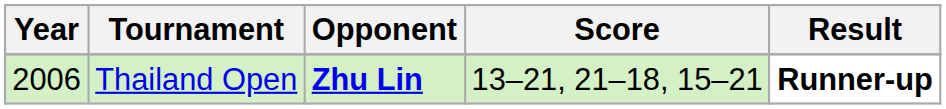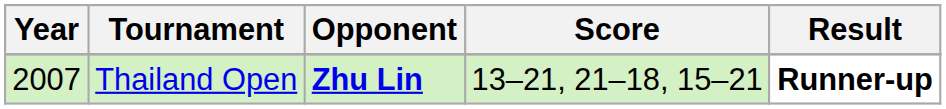(47, 78) 2006 -> (47, 78) 2007
